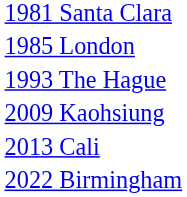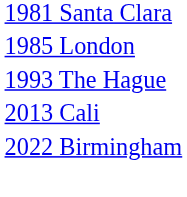- row: (85, 113)
